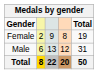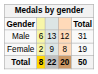rows swapped: (21, 49) <-> (21, 37)
